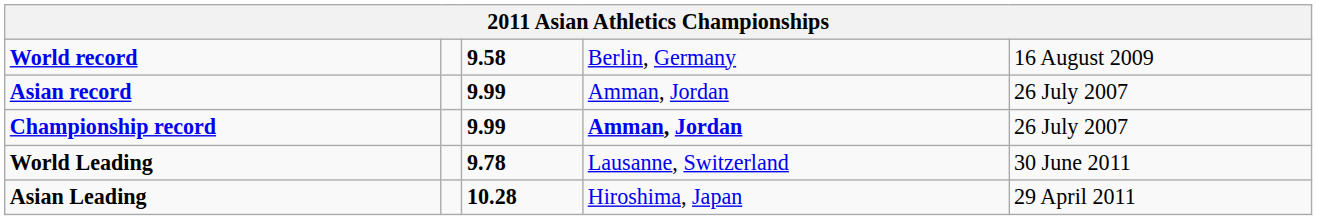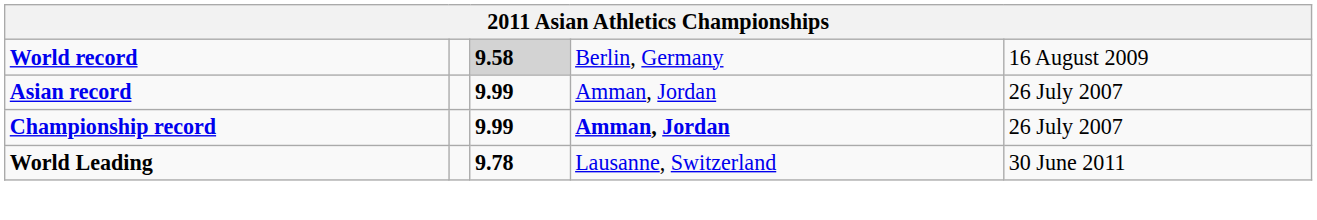(486, 57) no background -> (494, 57) lightgrey background
- row: (78, 197)
